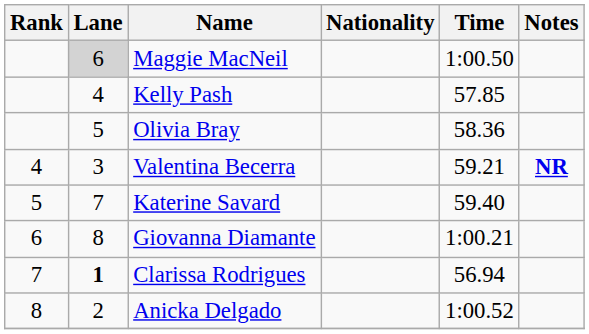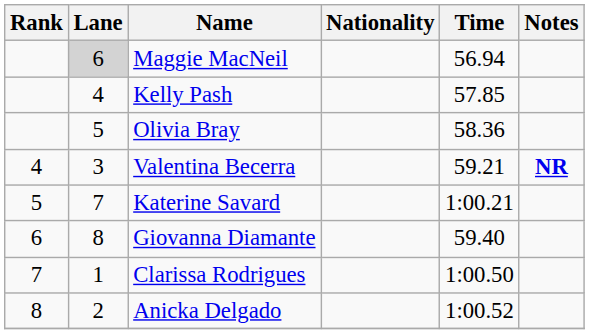(479, 58) 1:00.50 -> (479, 58) 56.94
(479, 202) 59.40 -> (479, 202) 1:00.21
(479, 238) 1:00.21 -> (479, 238) 59.40
(98, 274) bold -> (98, 274) normal
(479, 274) 56.94 -> (479, 274) 1:00.50
